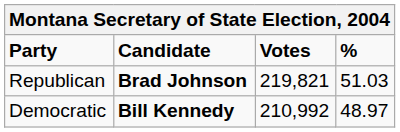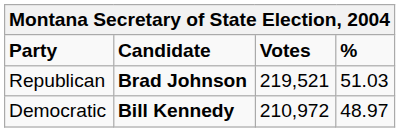(294, 80) 219,821 -> (294, 80) 219,521
(294, 111) 210,992 -> (294, 111) 210,972
